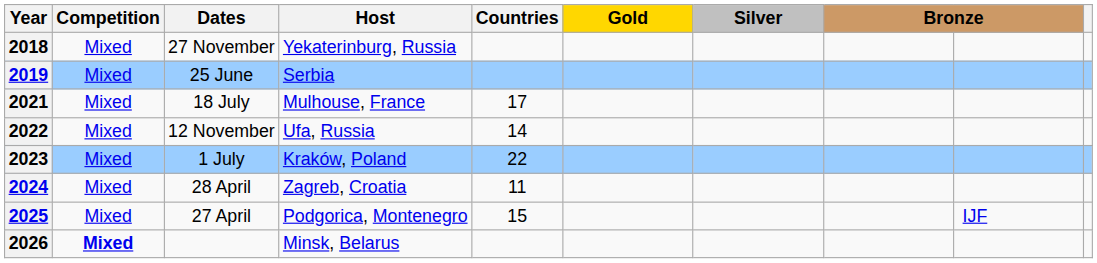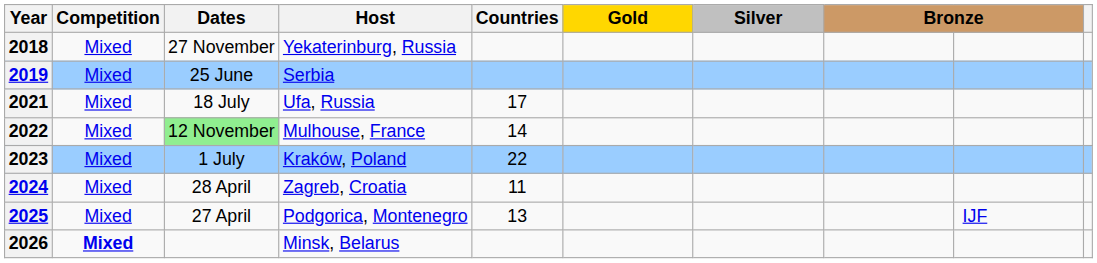(354, 103) Mulhouse, France -> (329, 103) Ufa, Russia
(221, 131) no background -> (221, 131) lightgreen background
(329, 131) Ufa, Russia -> (354, 131) Mulhouse, France
(517, 215) 15 -> (517, 215) 13
